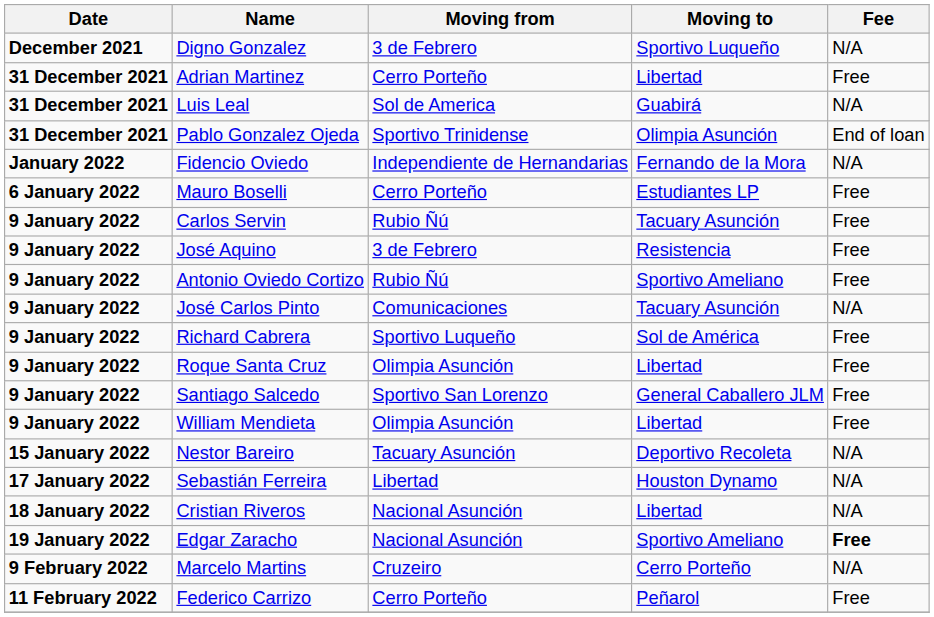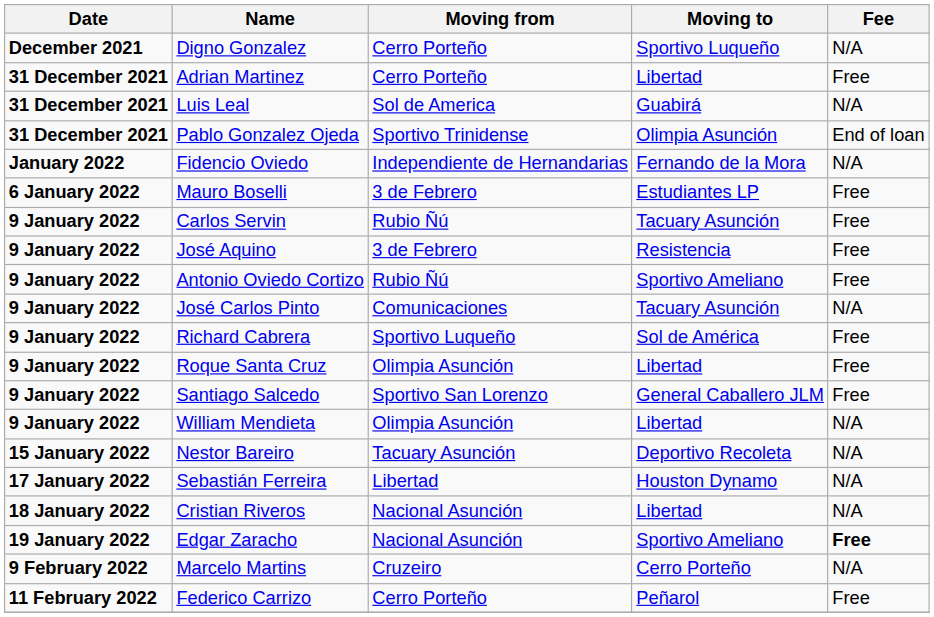(425, 47) 3 de Febrero -> (430, 47) Cerro Porteño
(430, 192) Cerro Porteño -> (425, 192) 3 de Febrero
(851, 423) Free -> (848, 423) N/A
